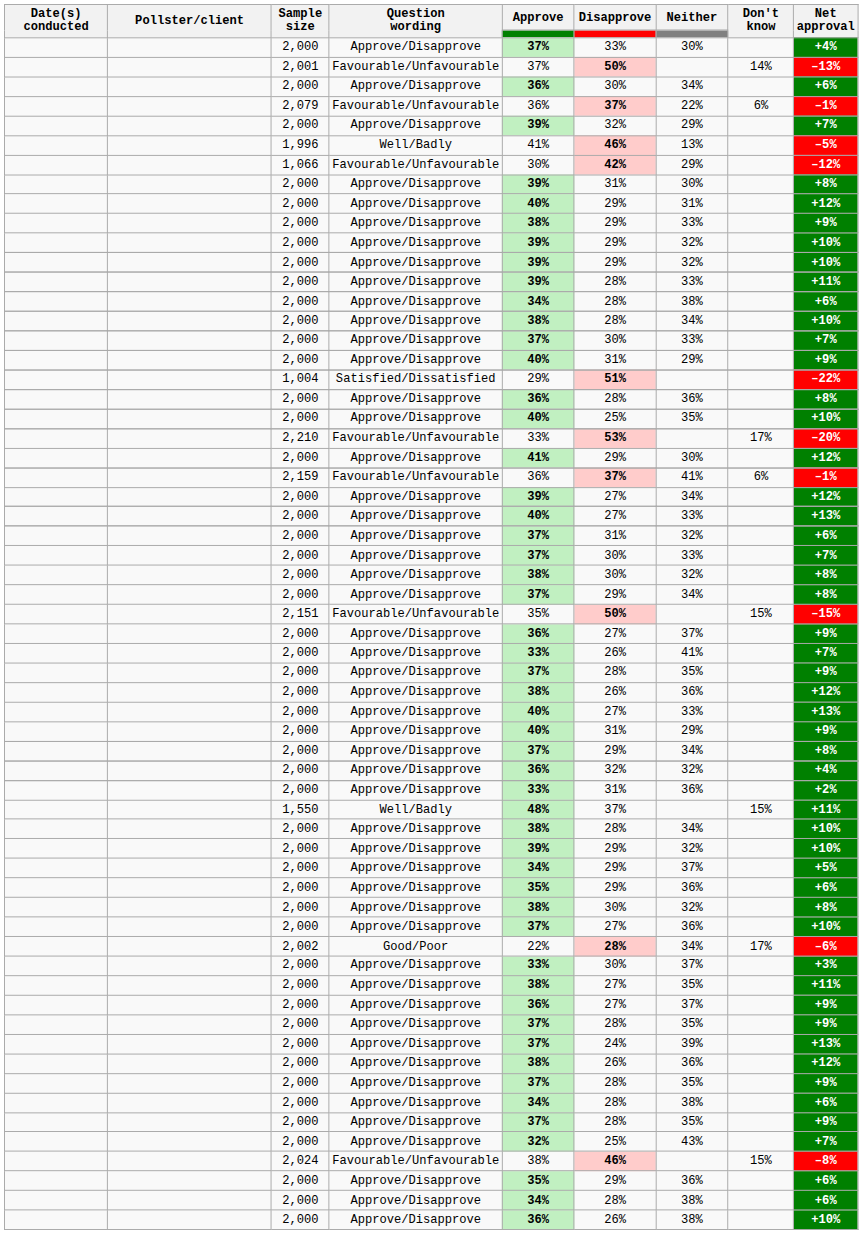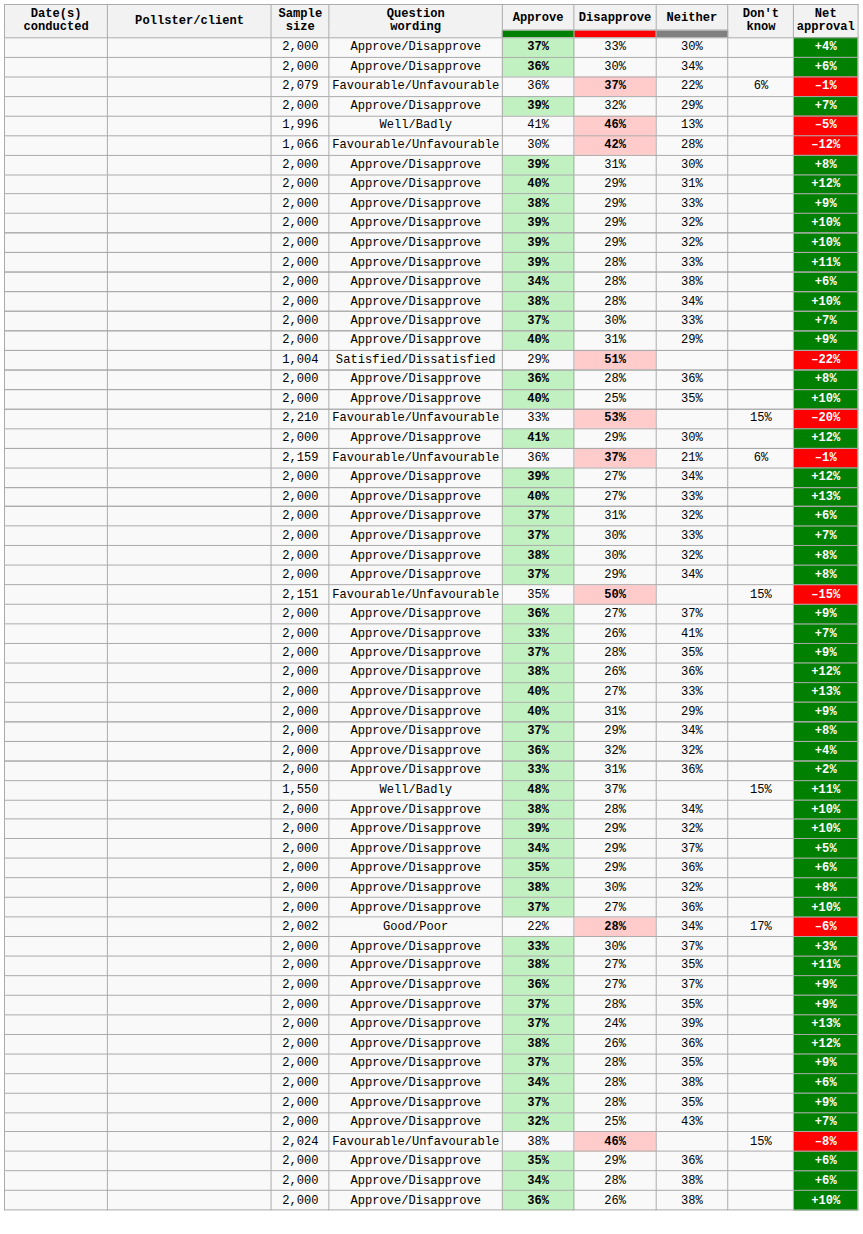- row: (300, 67)
(692, 165) 29% -> (692, 146) 28%
(761, 439) 17% -> (761, 419) 15%
(692, 478) 41% -> (692, 458) 21%
